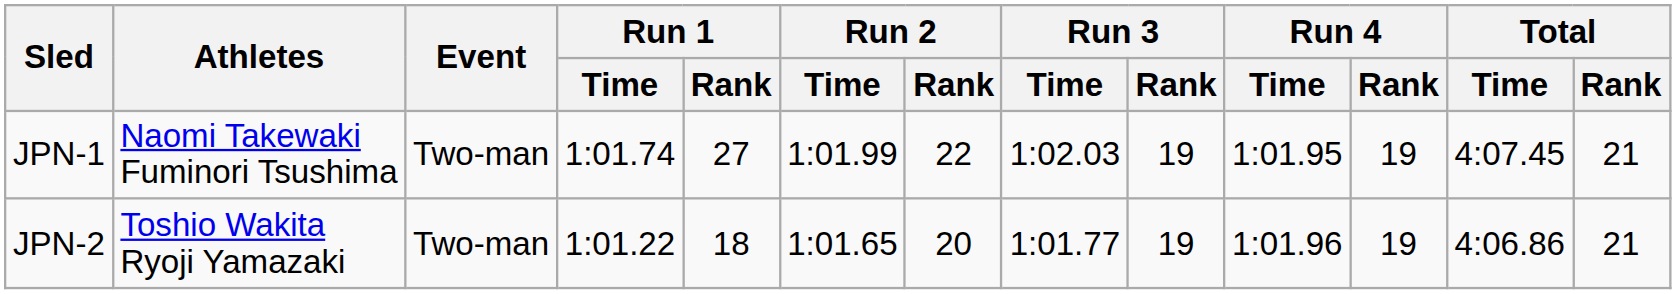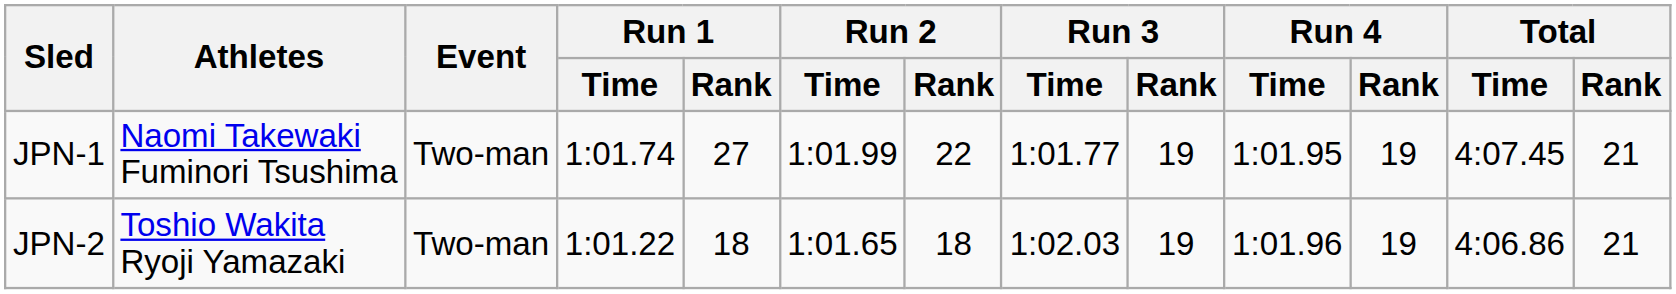(1065, 155) 1:02.03 -> (1065, 155) 1:01.77
(954, 244) 20 -> (954, 244) 18
(1065, 244) 1:01.77 -> (1065, 244) 1:02.03
